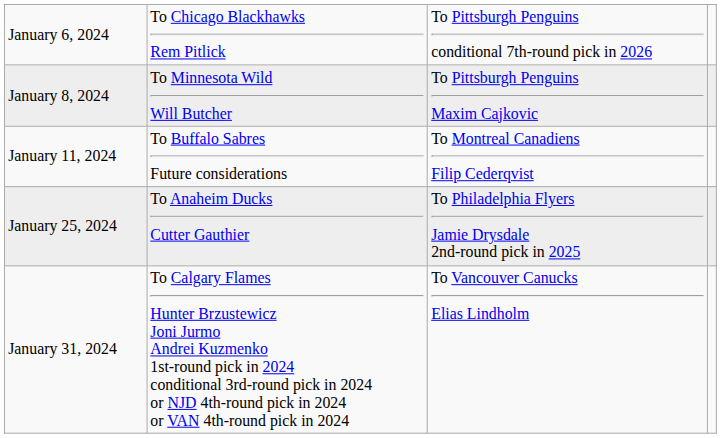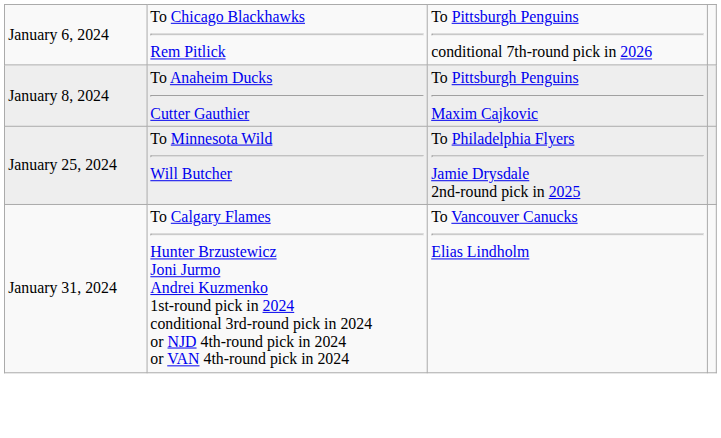(287, 95) To Minnesota Wild Will Butcher -> (287, 95) To Anaheim Ducks Cutter Gauthier
- row: (62, 156)
(287, 217) To Anaheim Ducks Cutter Gauthier -> (287, 156) To Minnesota Wild Will Butcher
